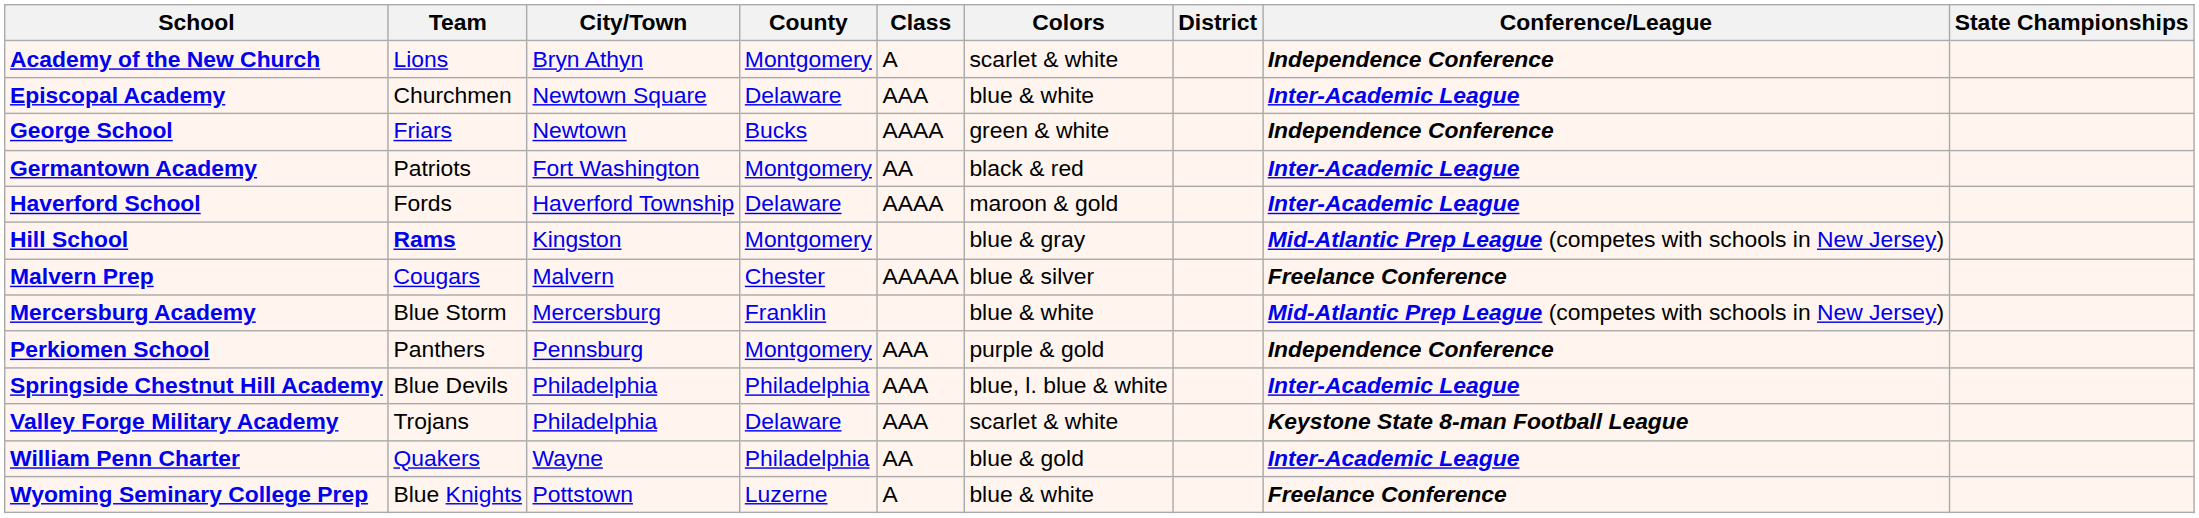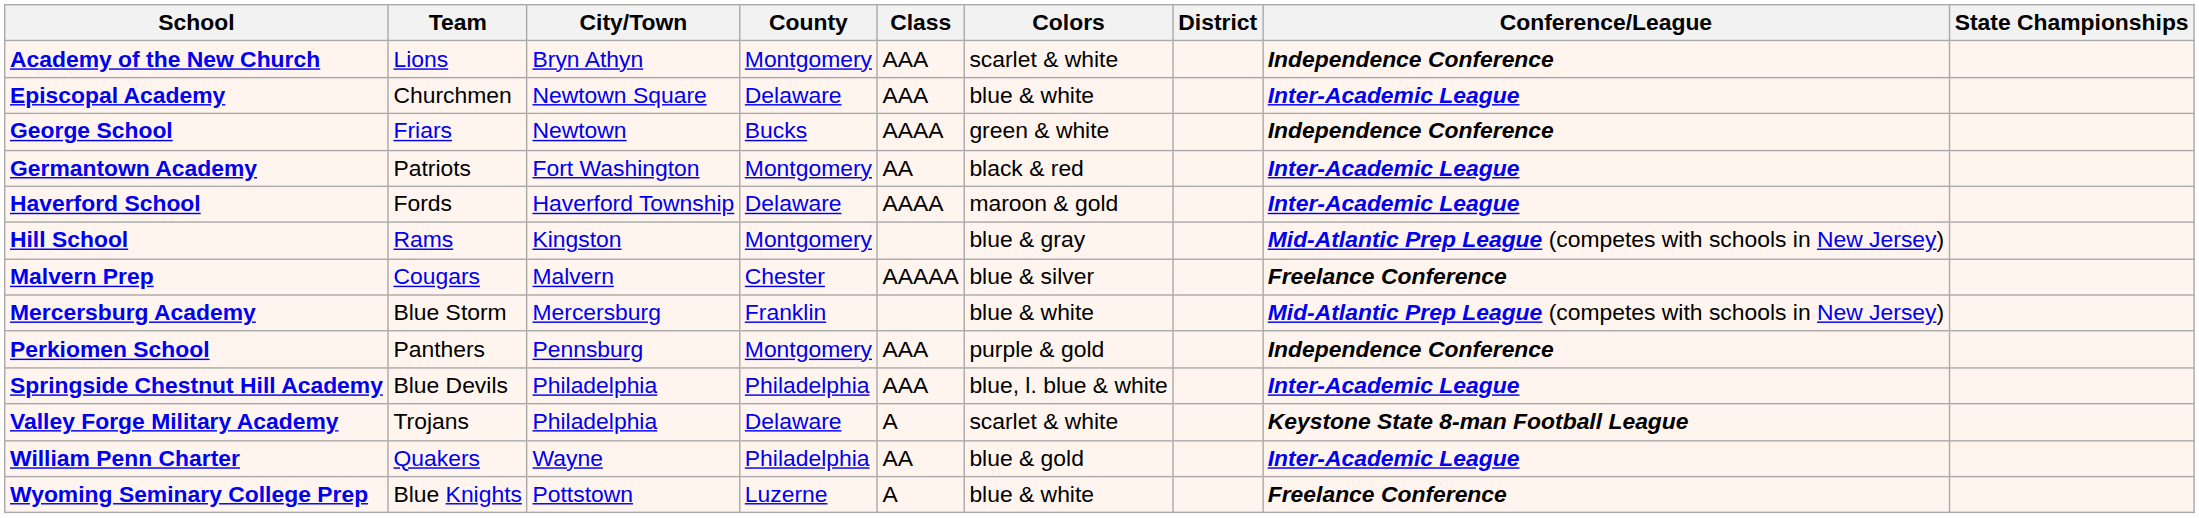(890, 58) A -> (905, 58) AAA
(425, 240) bold -> (423, 240) normal
(905, 421) AAA -> (890, 421) A
